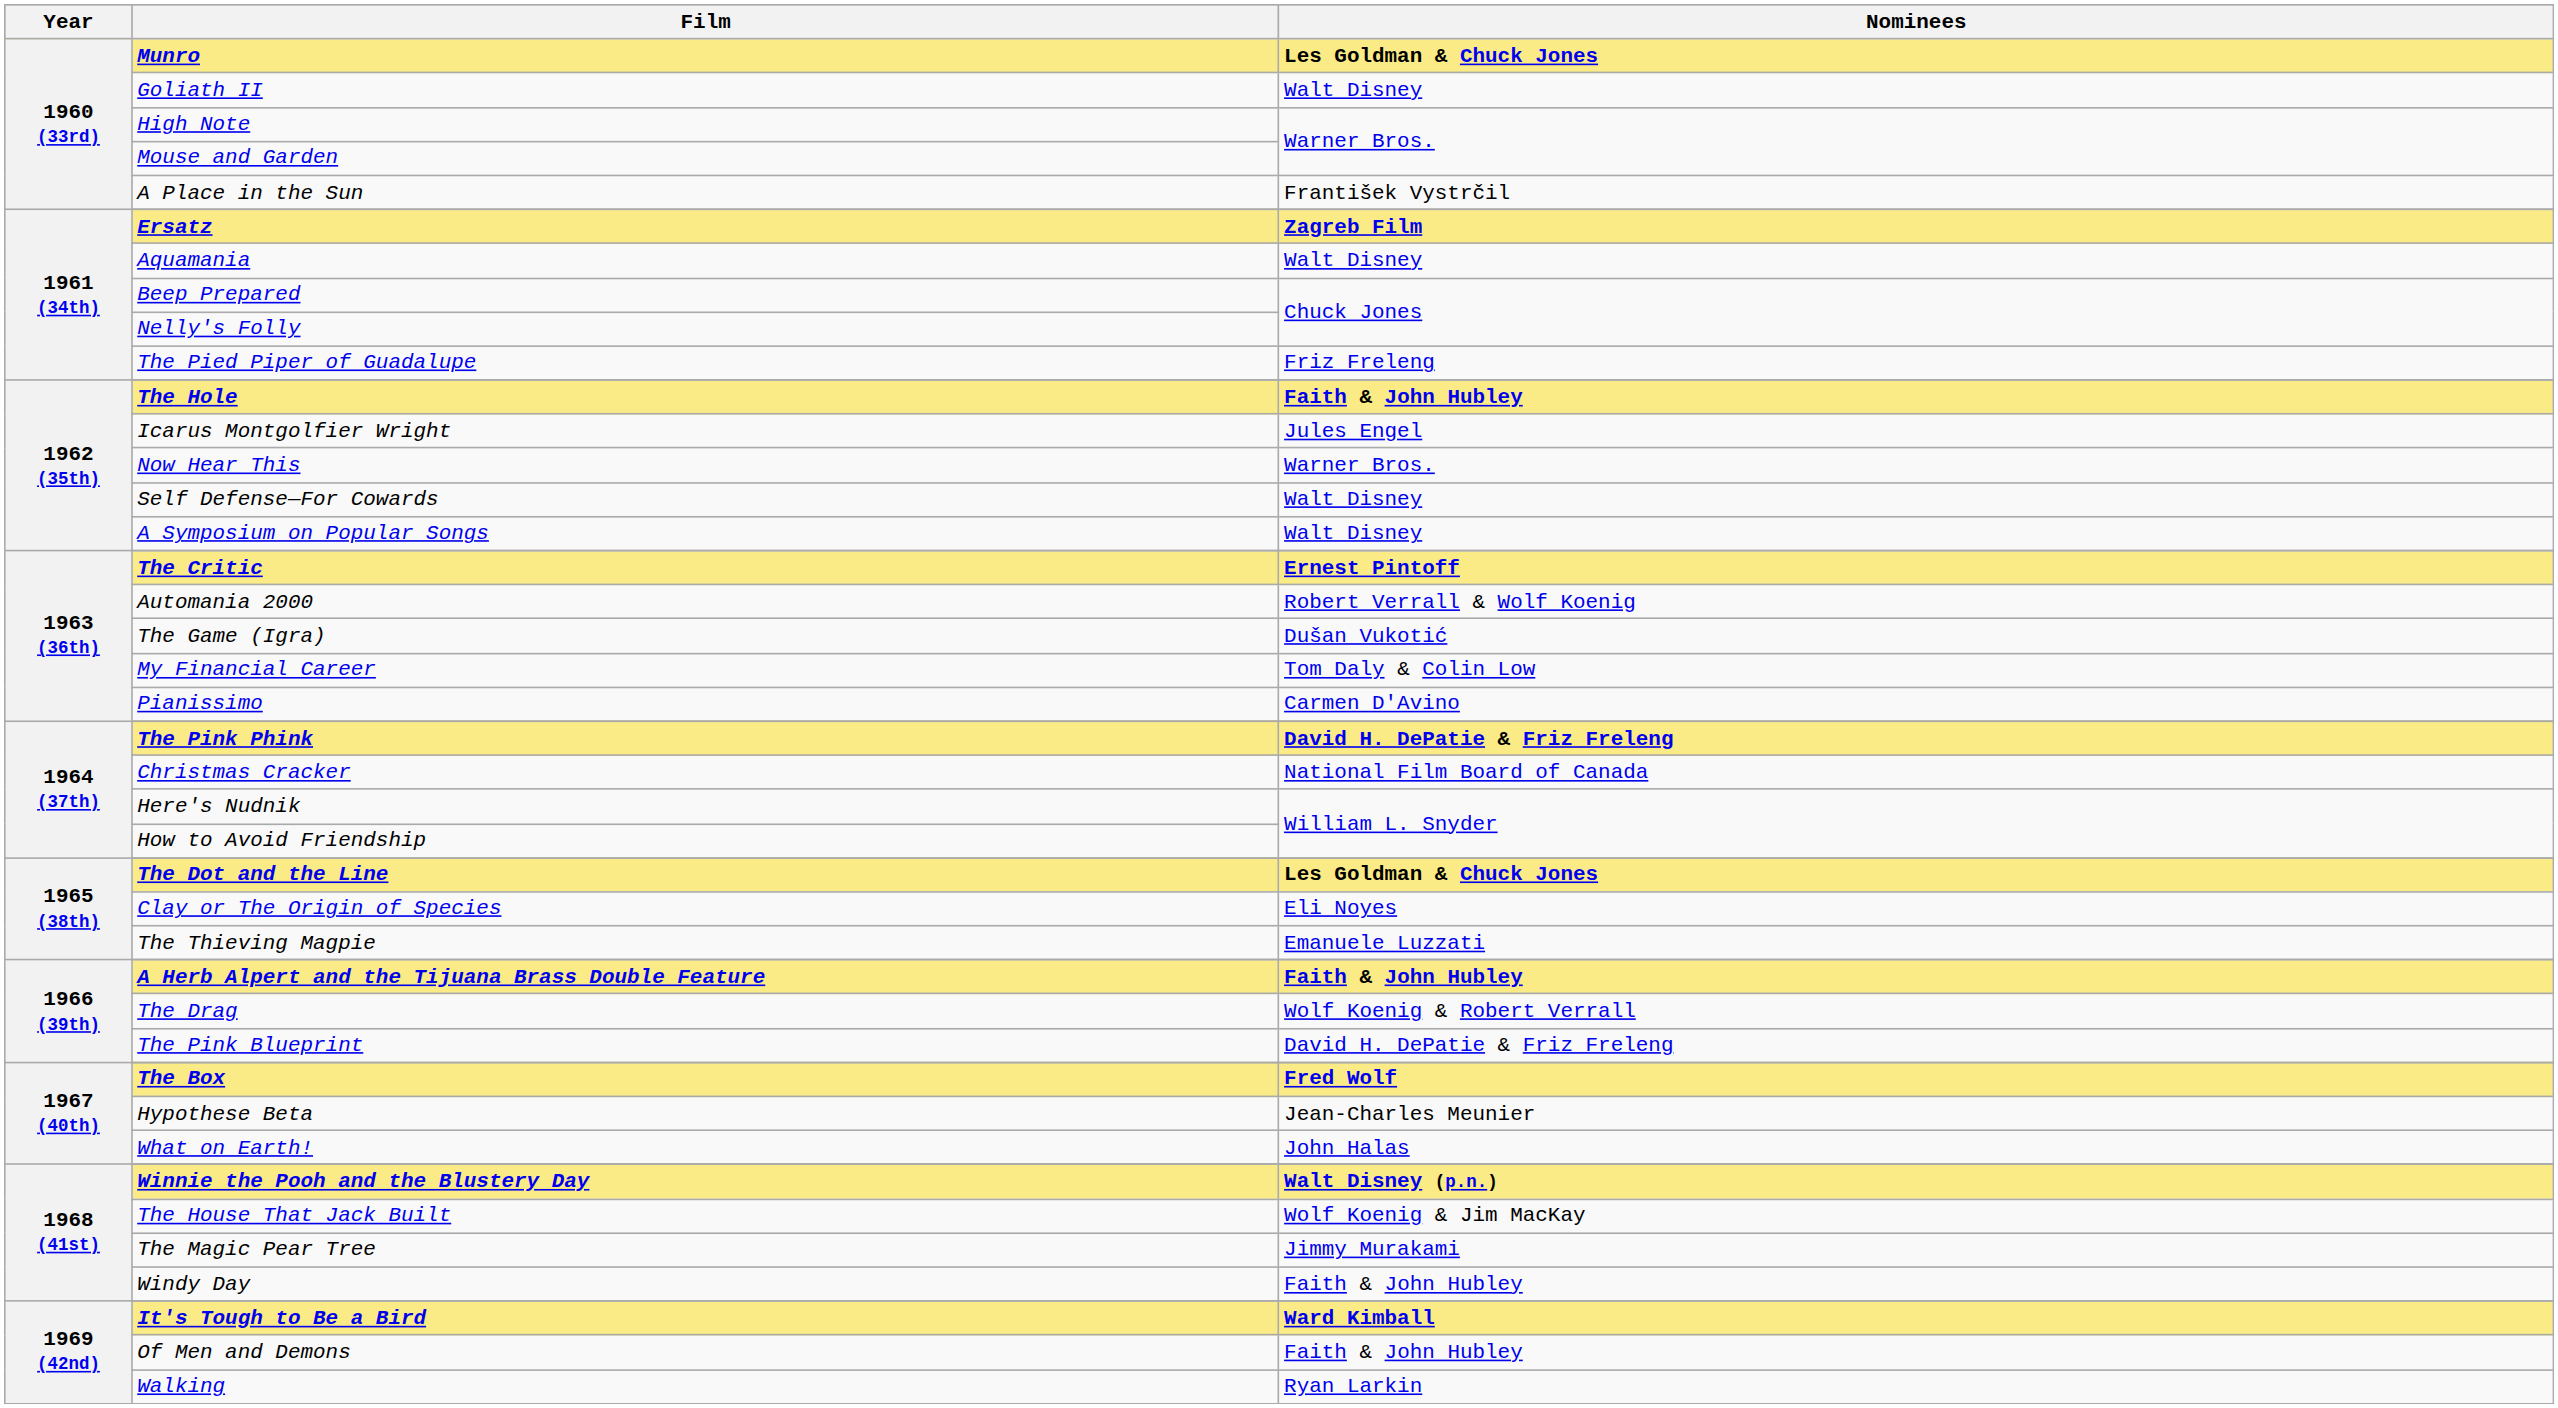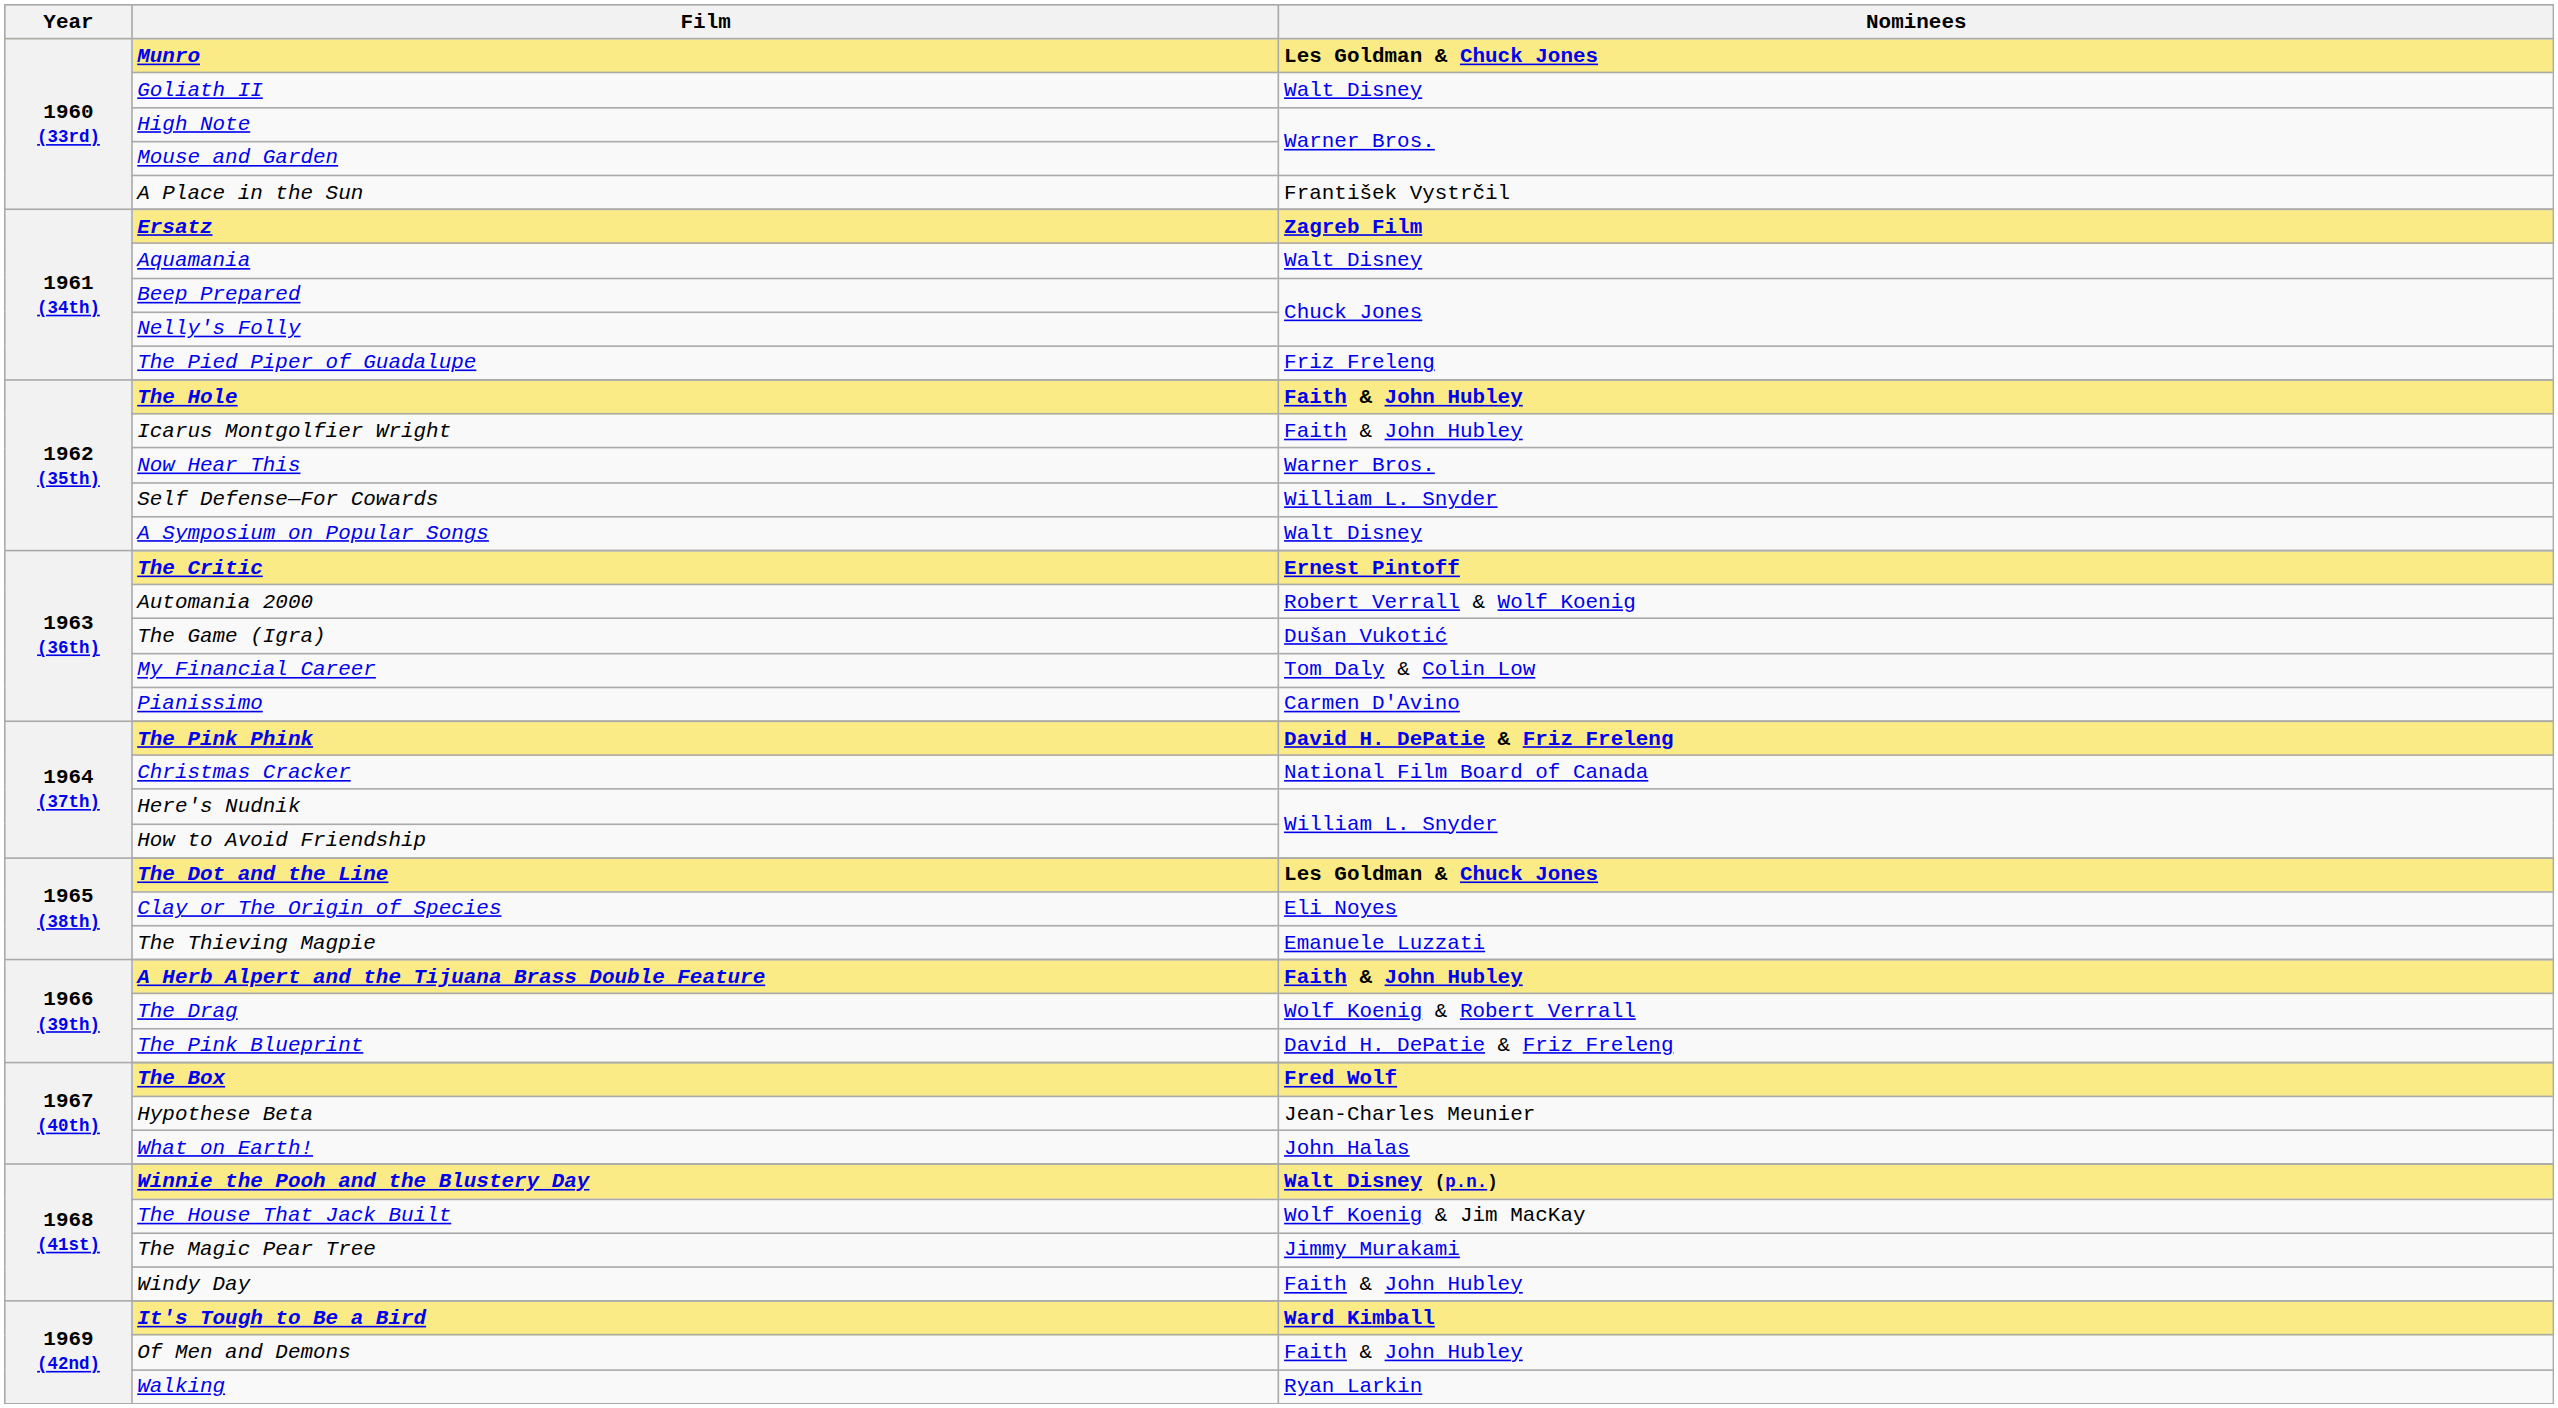(1353, 431) Jules Engel -> (1403, 431) Faith & John Hubley
(1353, 499) Walt Disney -> (1391, 499) William L. Snyder
